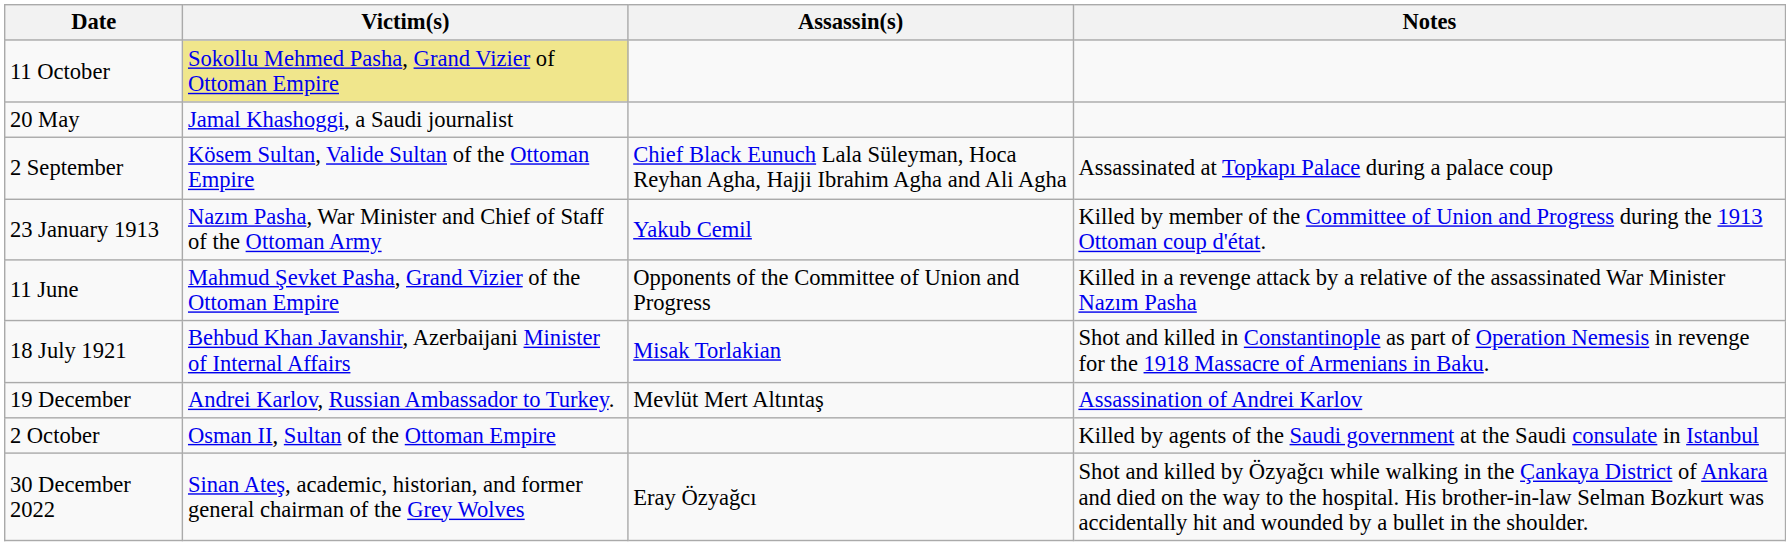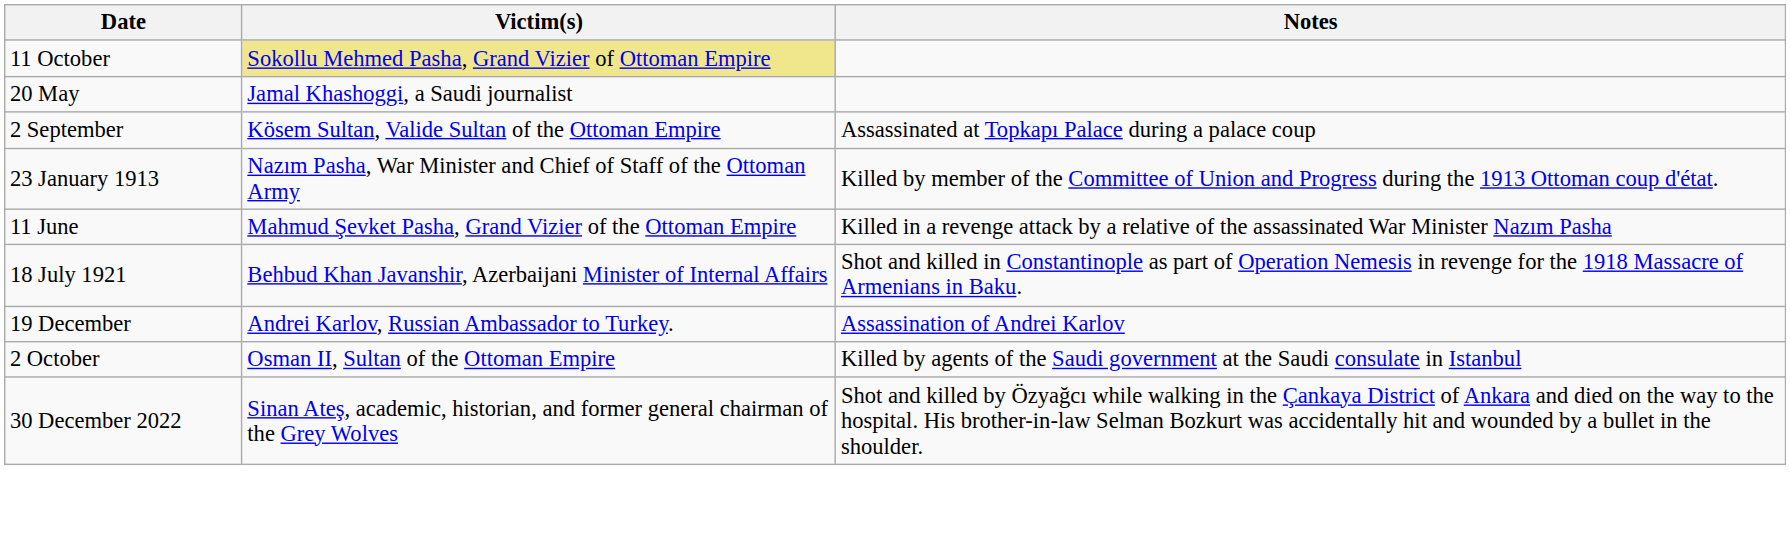- column: (851, 22)
